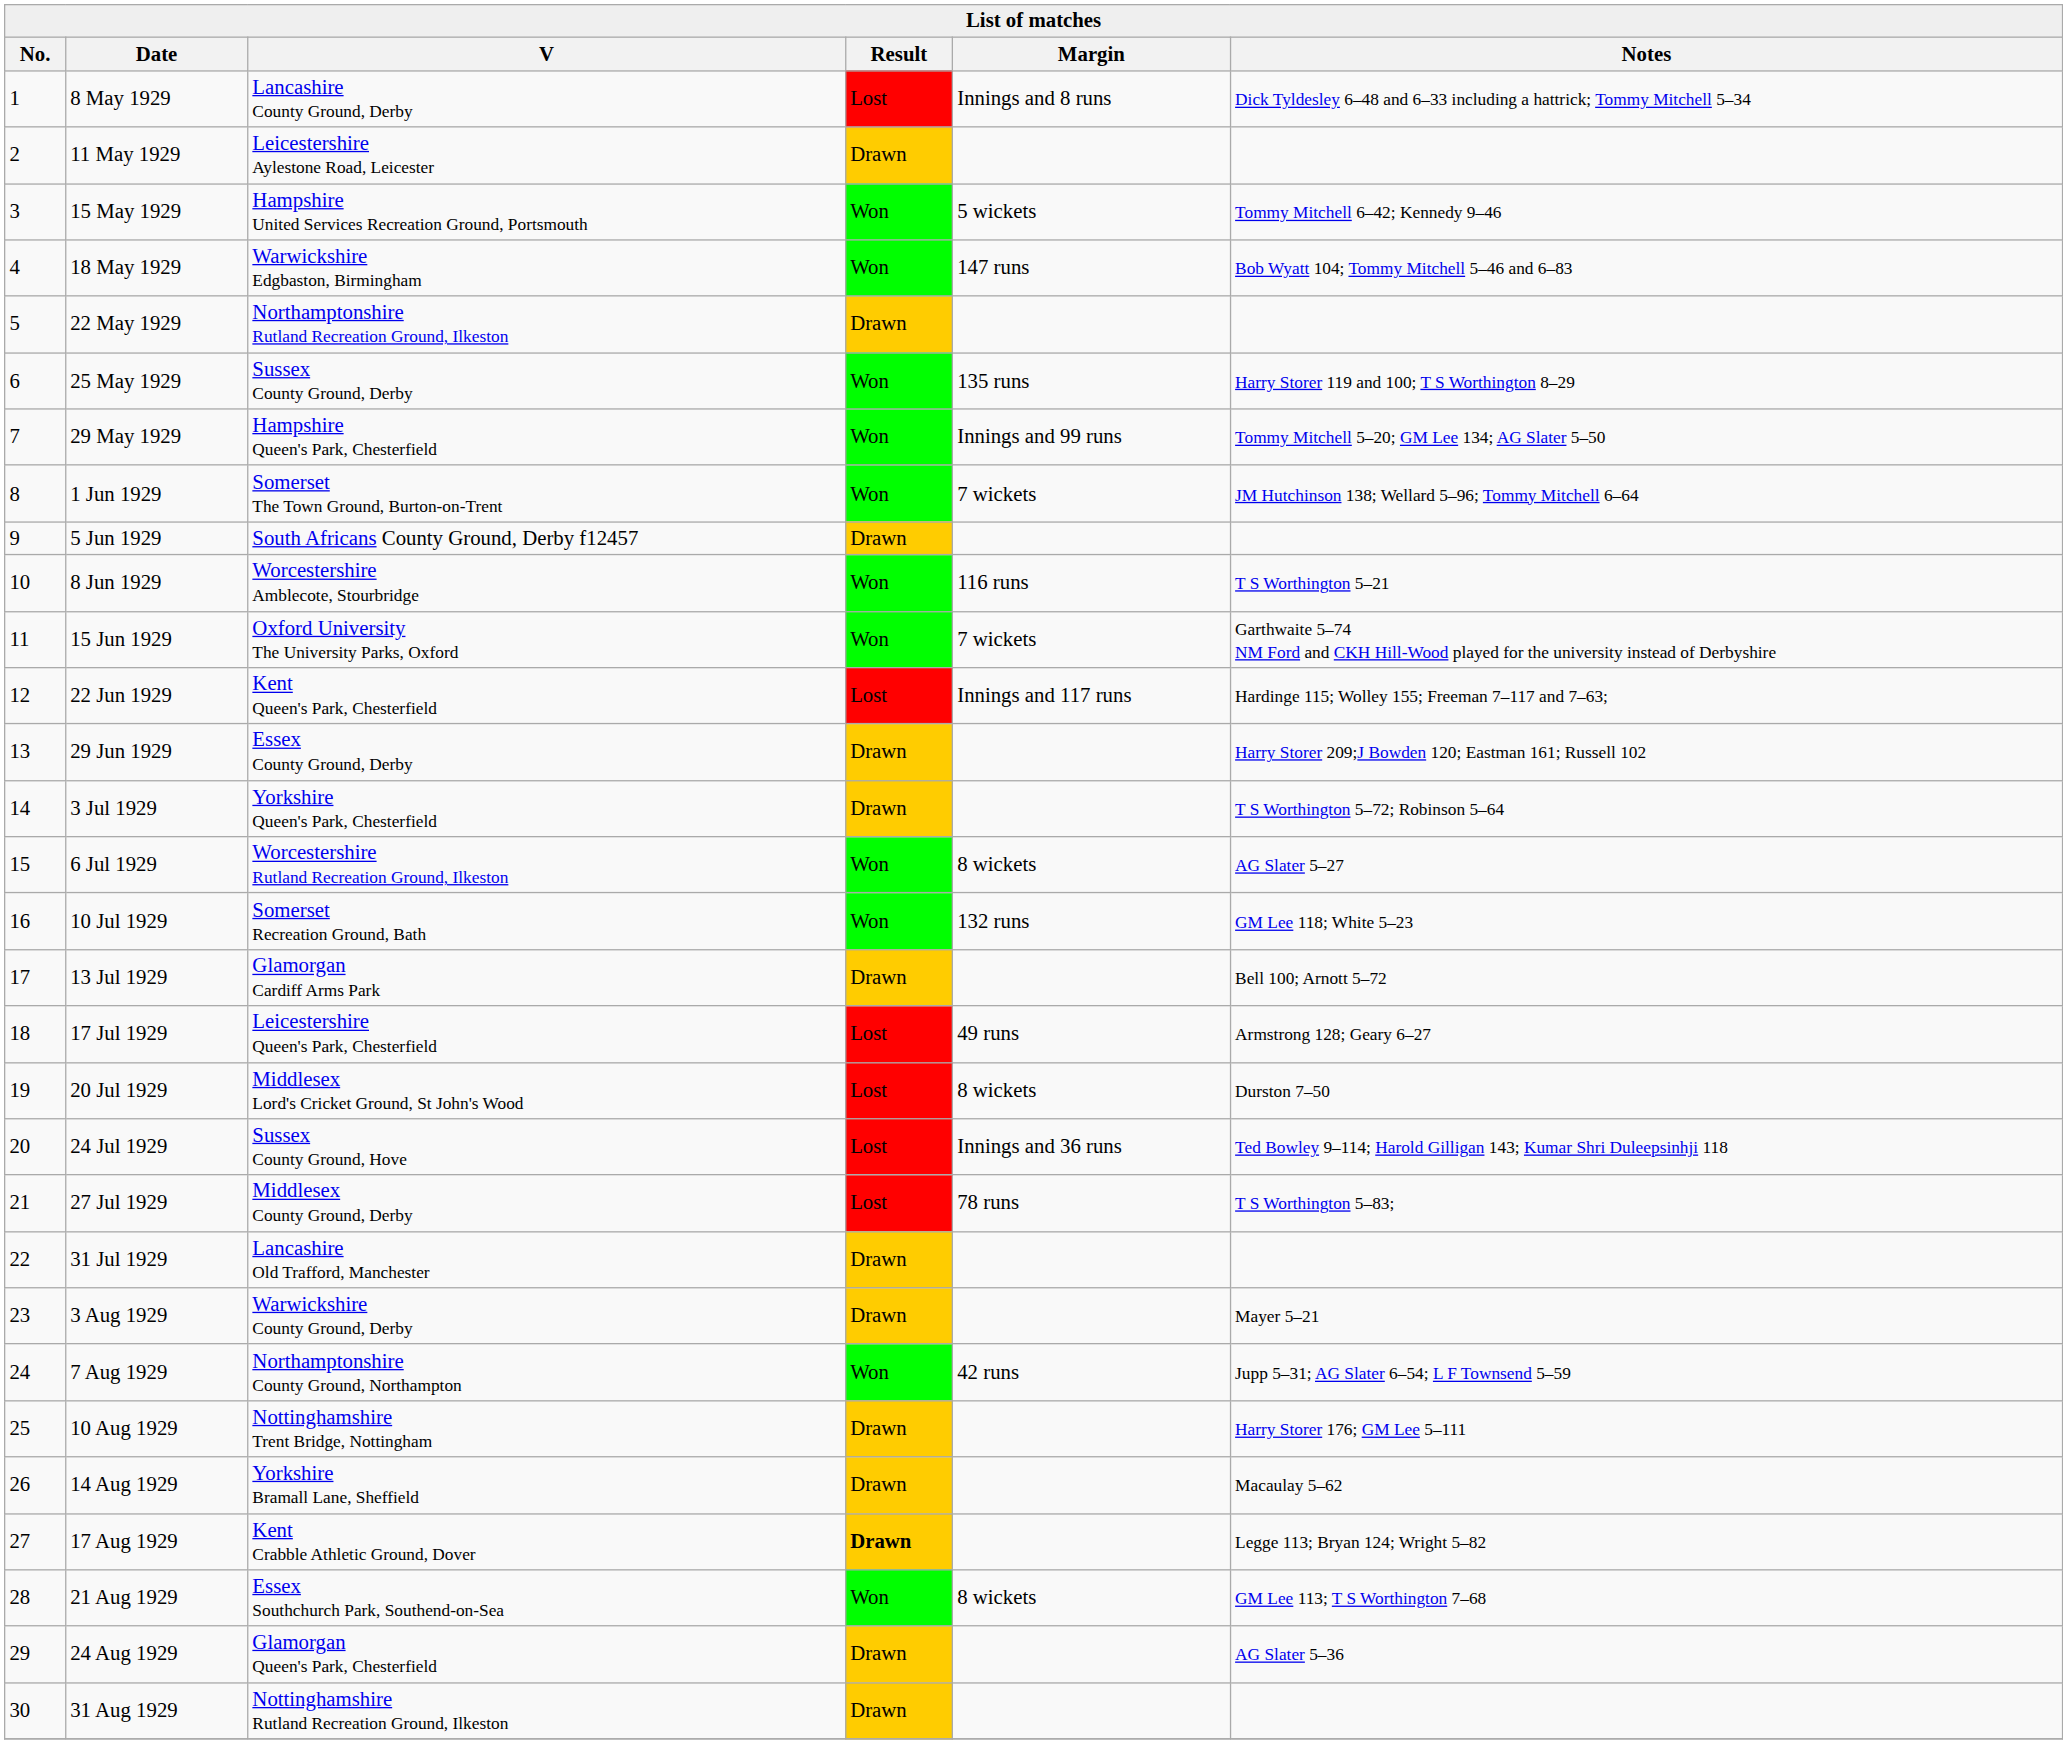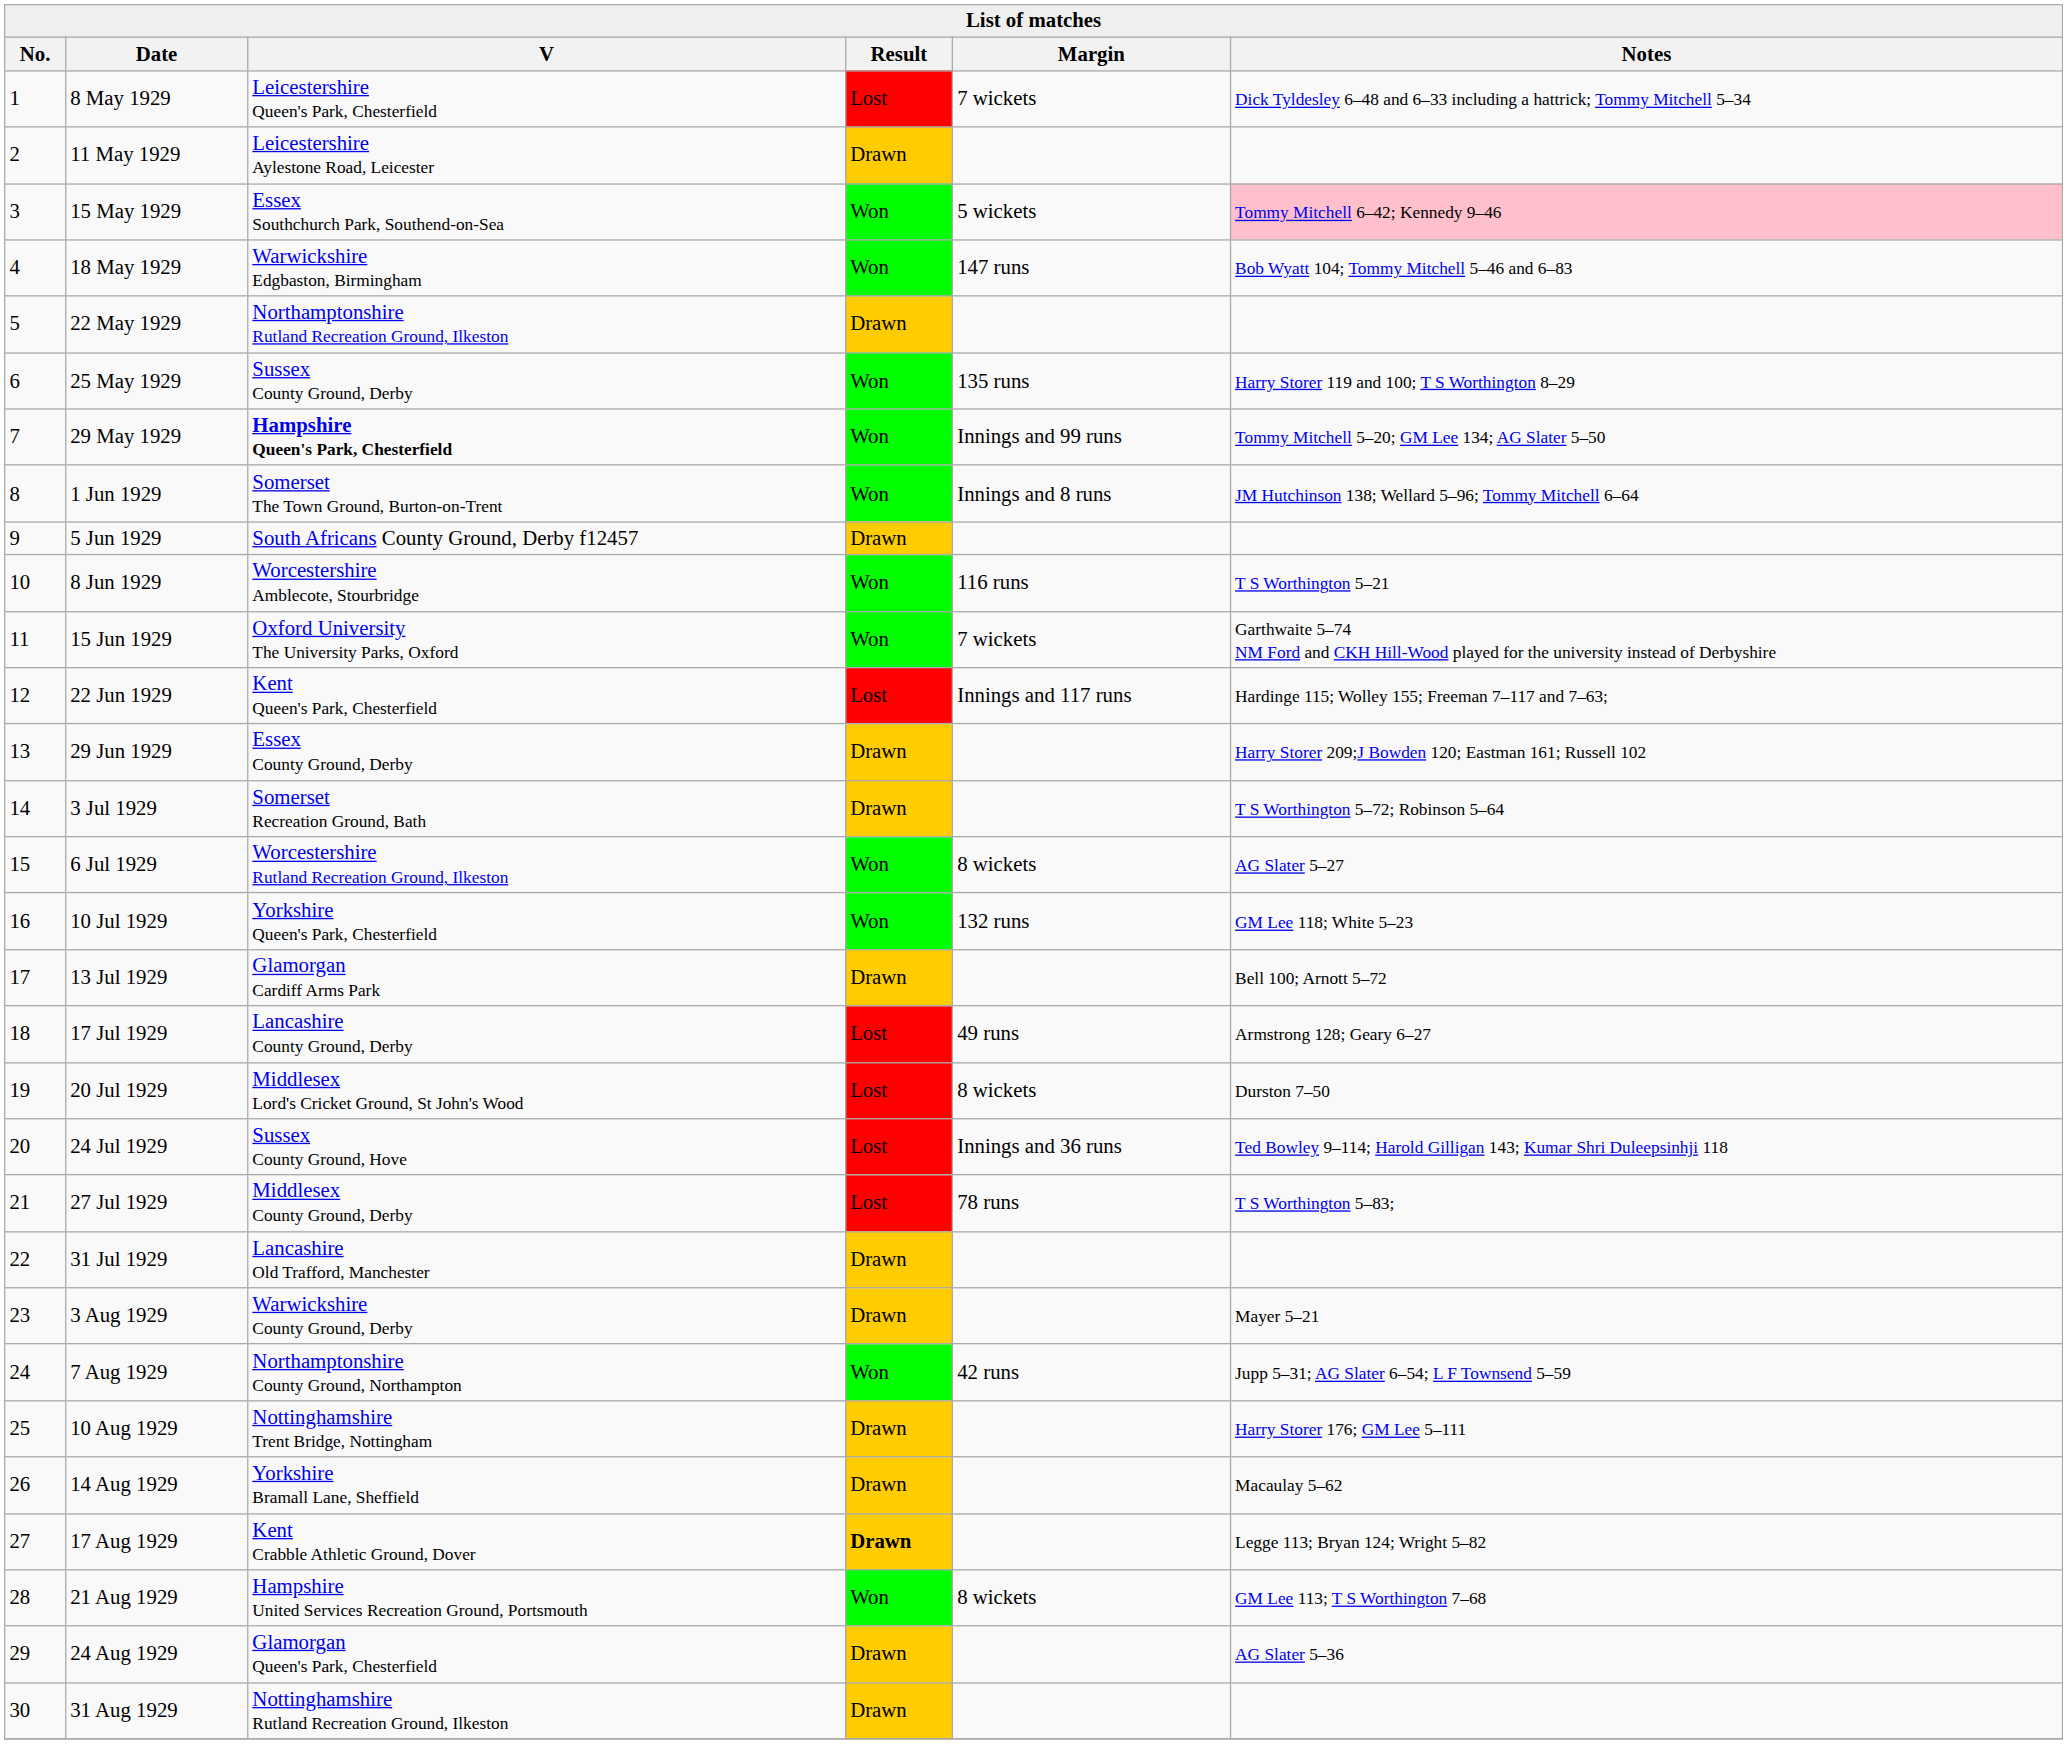(332, 98) Lancashire County Ground, Derby -> (345, 98) Leicestershire Queen's Park, Chesterfield
(1034, 98) Innings and 8 runs -> (997, 98) 7 wickets
(420, 211) Hampshire United Services Recreation Ground, Portsmouth -> (378, 211) Essex Southchurch Park, Southend-on-Sea
(1368, 212) no background -> (1368, 212) pink background
(345, 436) normal -> (352, 436) bold
(997, 493) 7 wickets -> (1034, 493) Innings and 8 runs
(345, 808) Yorkshire Queen's Park, Chesterfield -> (339, 808) Somerset Recreation Ground, Bath
(339, 921) Somerset Recreation Ground, Bath -> (345, 921) Yorkshire Queen's Park, Chesterfield
(345, 1033) Leicestershire Queen's Park, Chesterfield -> (332, 1033) Lancashire County Ground, Derby
(378, 1597) Essex Southchurch Park, Southend-on-Sea -> (420, 1597) Hampshire United Services Recreation Ground, Portsmouth
